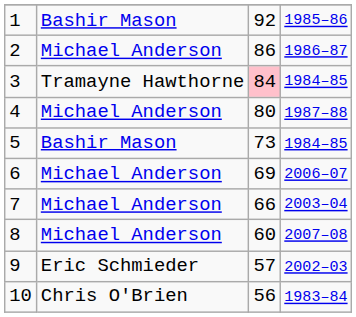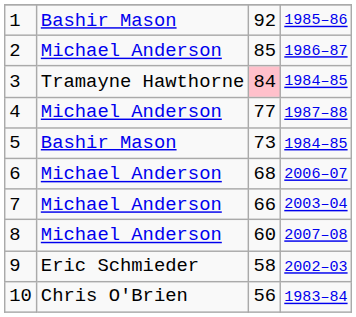(265, 51) 86 -> (265, 51) 85
(265, 112) 80 -> (265, 112) 77
(265, 174) 69 -> (265, 174) 68
(265, 266) 57 -> (265, 266) 58
